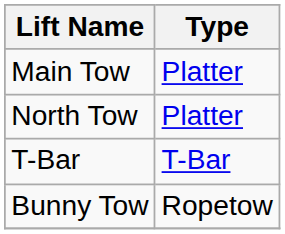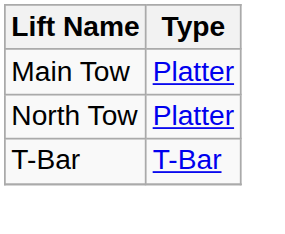- row: (80, 205)
